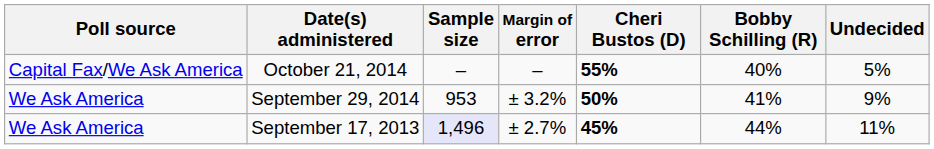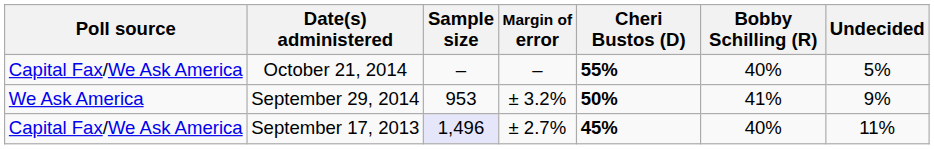(76, 128) We Ask America -> (126, 128) Capital Fax/We Ask America
(763, 128) 44% -> (763, 128) 40%
